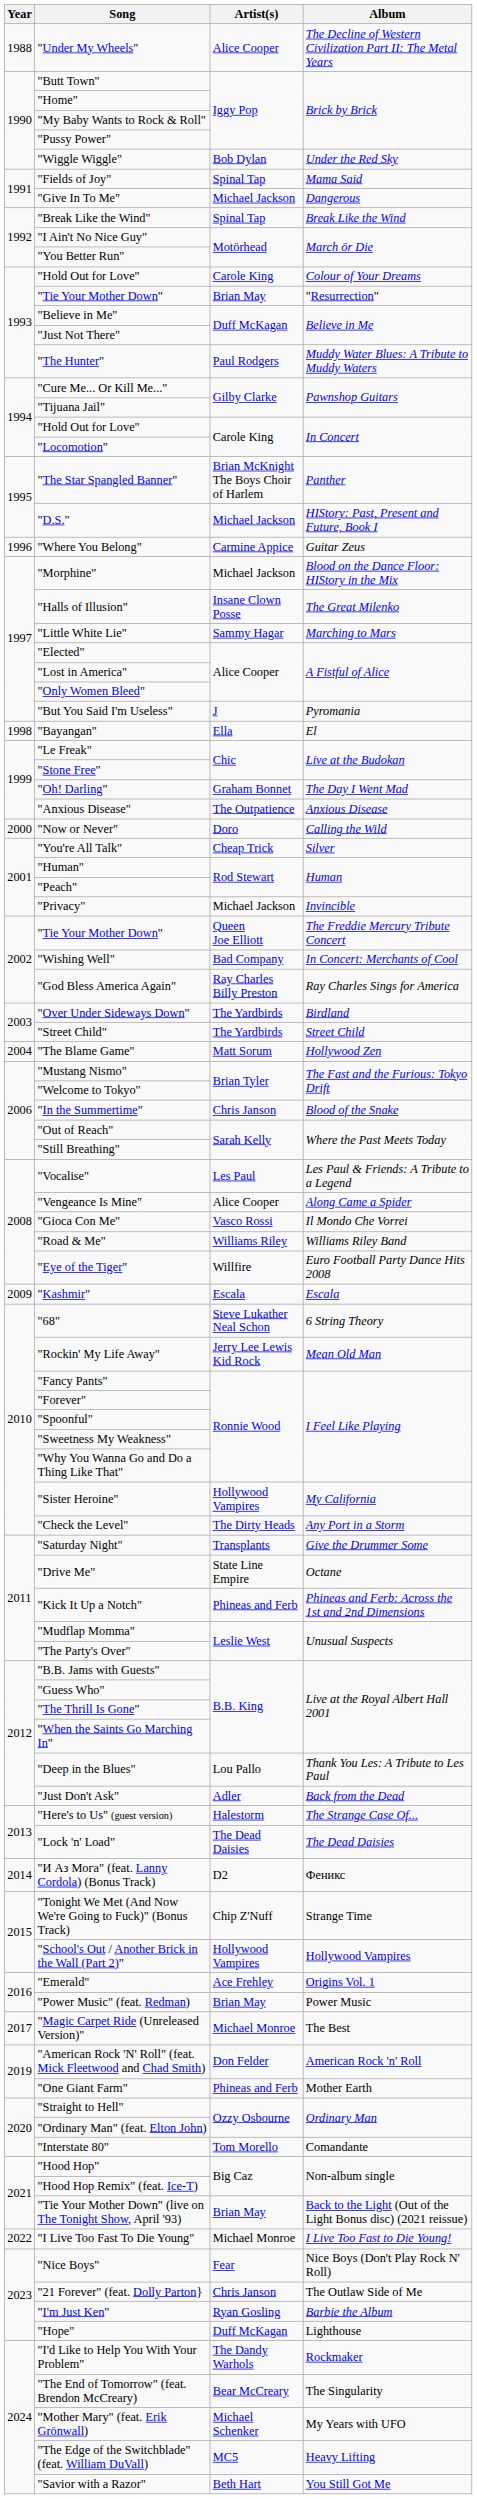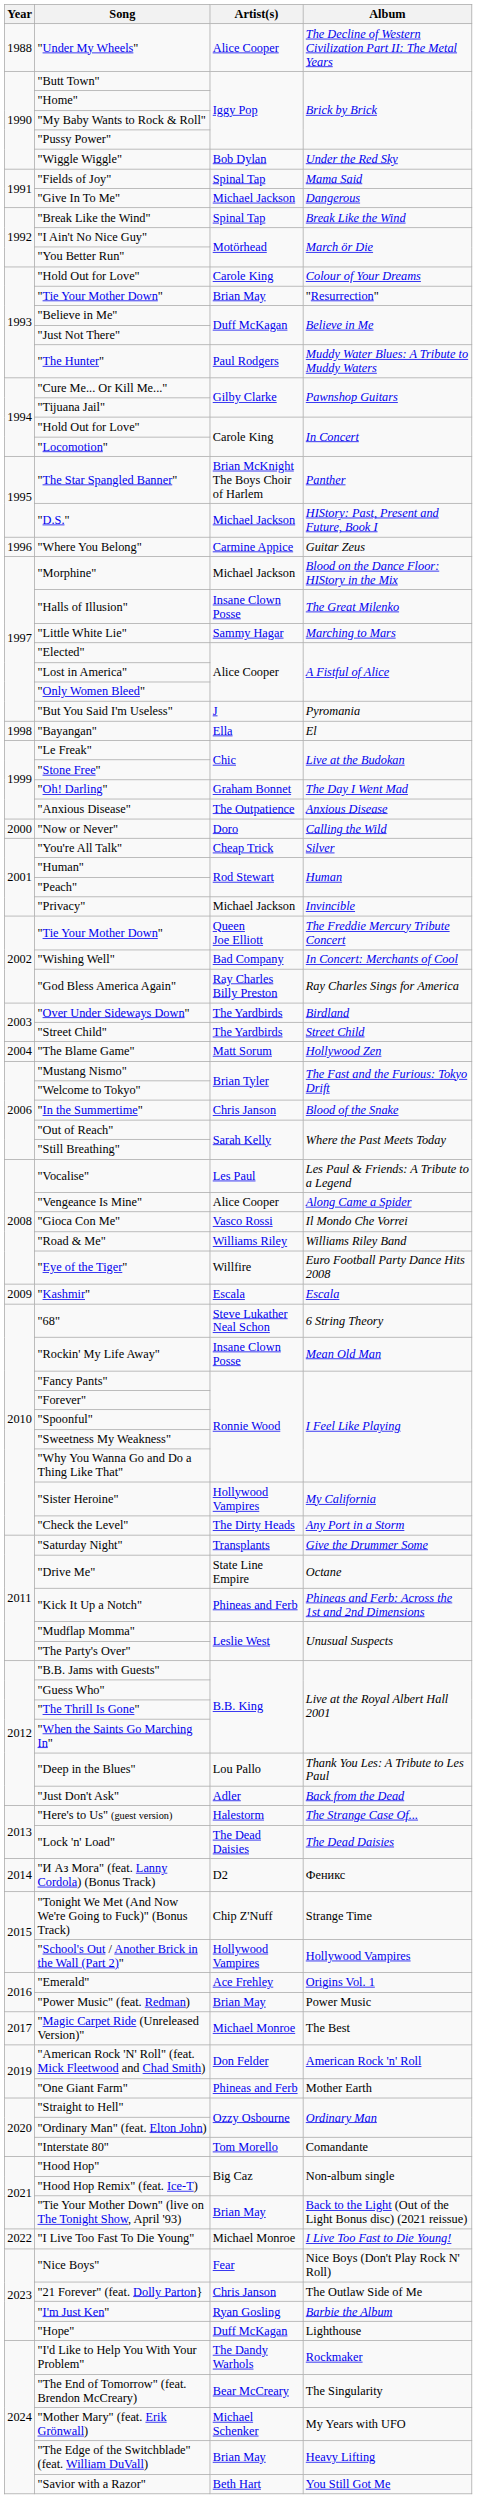(252, 1354) Jerry Lee Lewis Kid Rock -> (247, 1354) Insane Clown Posse
(225, 2457) MC5 -> (239, 2457) Brian May
